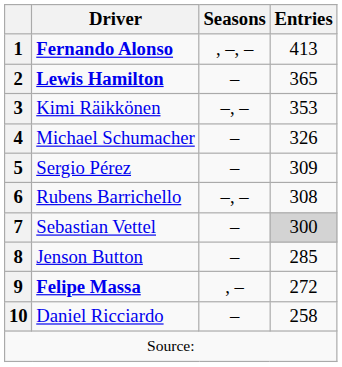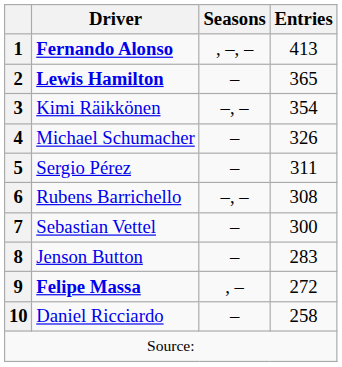(304, 108) 353 -> (304, 108) 354
(304, 167) 309 -> (304, 167) 311
(304, 227) lightgrey background -> (304, 227) no background
(304, 256) 285 -> (304, 256) 283
